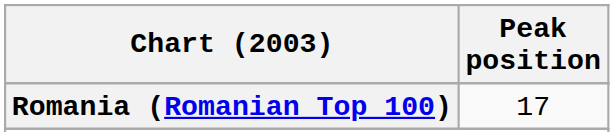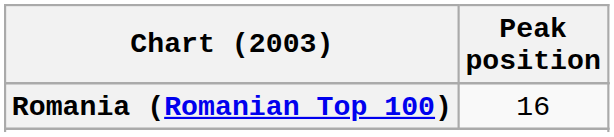(533, 107) 17 -> (533, 107) 16
